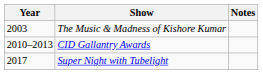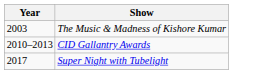- column: (243, 12)
